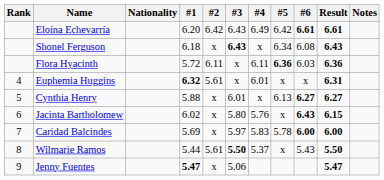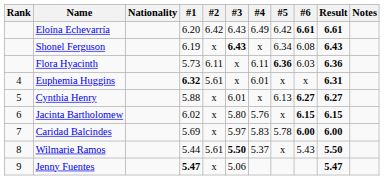(191, 47) 6.18 -> (191, 47) 6.19
(191, 64) 5.72 -> (191, 64) 5.73
(306, 115) 6.43 -> (306, 115) 6.15
